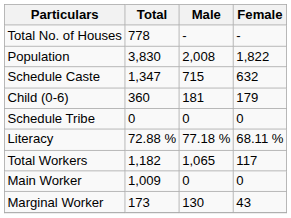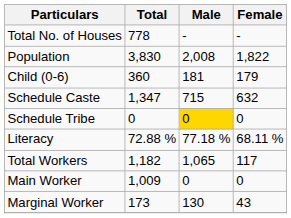rows swapped: (38, 98) <-> (54, 77)
(186, 118) no background -> (186, 118) gold background
